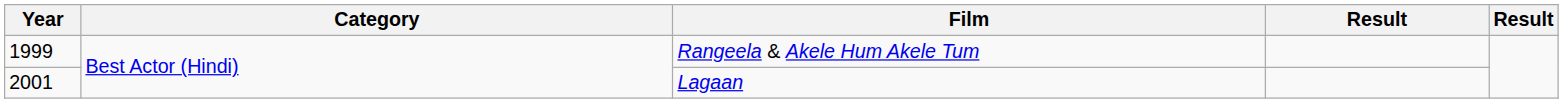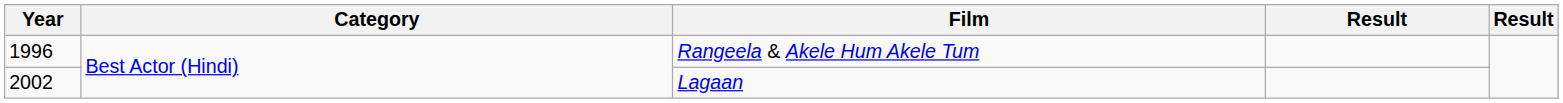(31, 51) 1999 -> (31, 51) 1996
(31, 82) 2001 -> (31, 82) 2002
